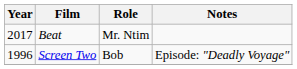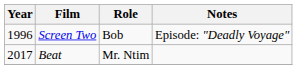rows swapped: (67, 54) <-> (50, 34)
